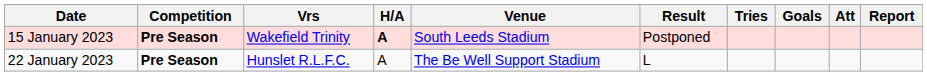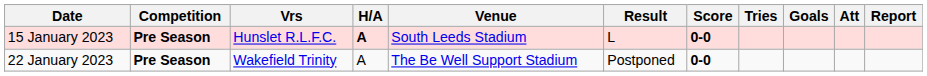+ column: (713, 15)
(298, 38) Wakefield Trinity -> (285, 38) Hunslet R.L.F.C.
(677, 38) Postponed -> (611, 38) L
(298, 60) Hunslet R.L.F.C. -> (285, 60) Wakefield Trinity
(647, 60) L -> (641, 60) Postponed
